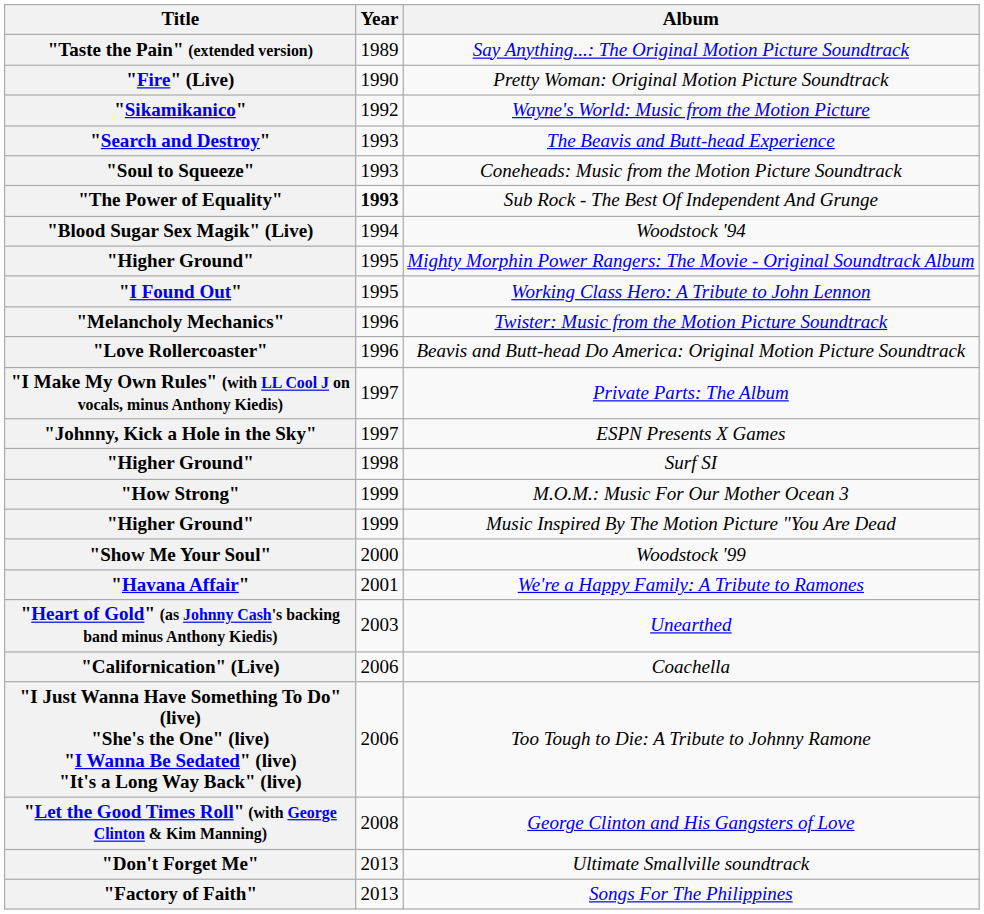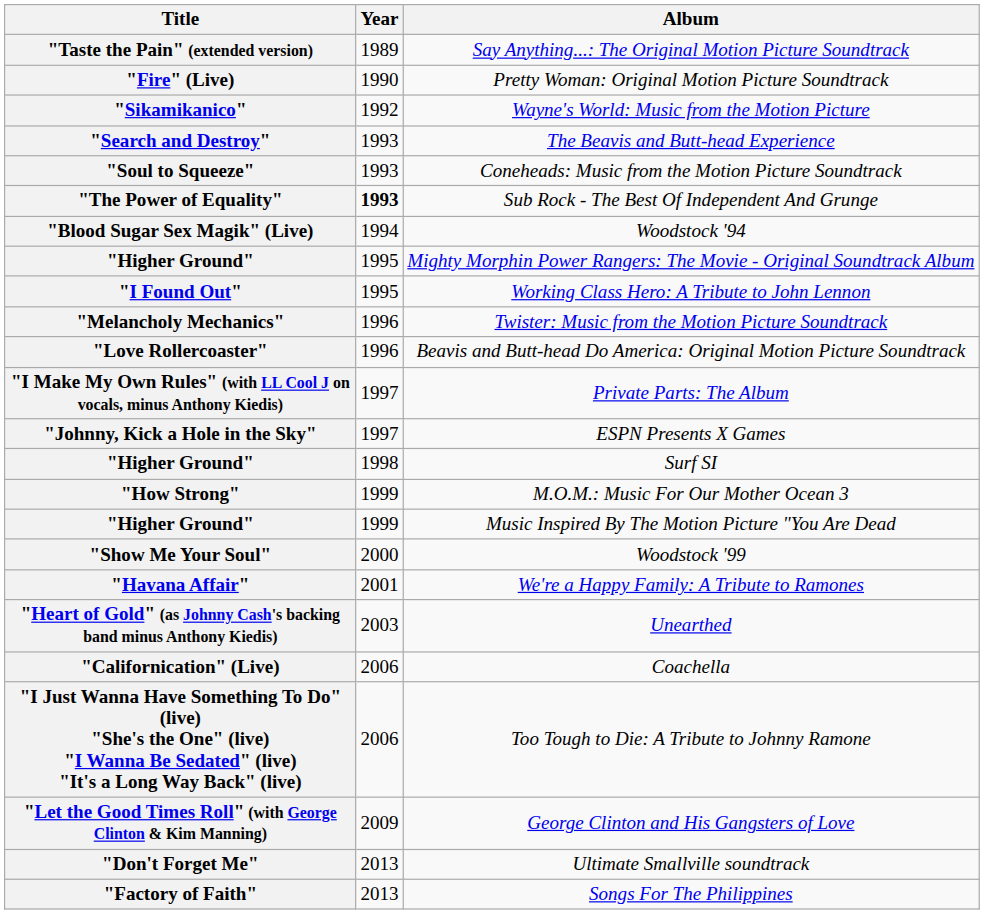(380, 823) 2008 -> (380, 823) 2009
